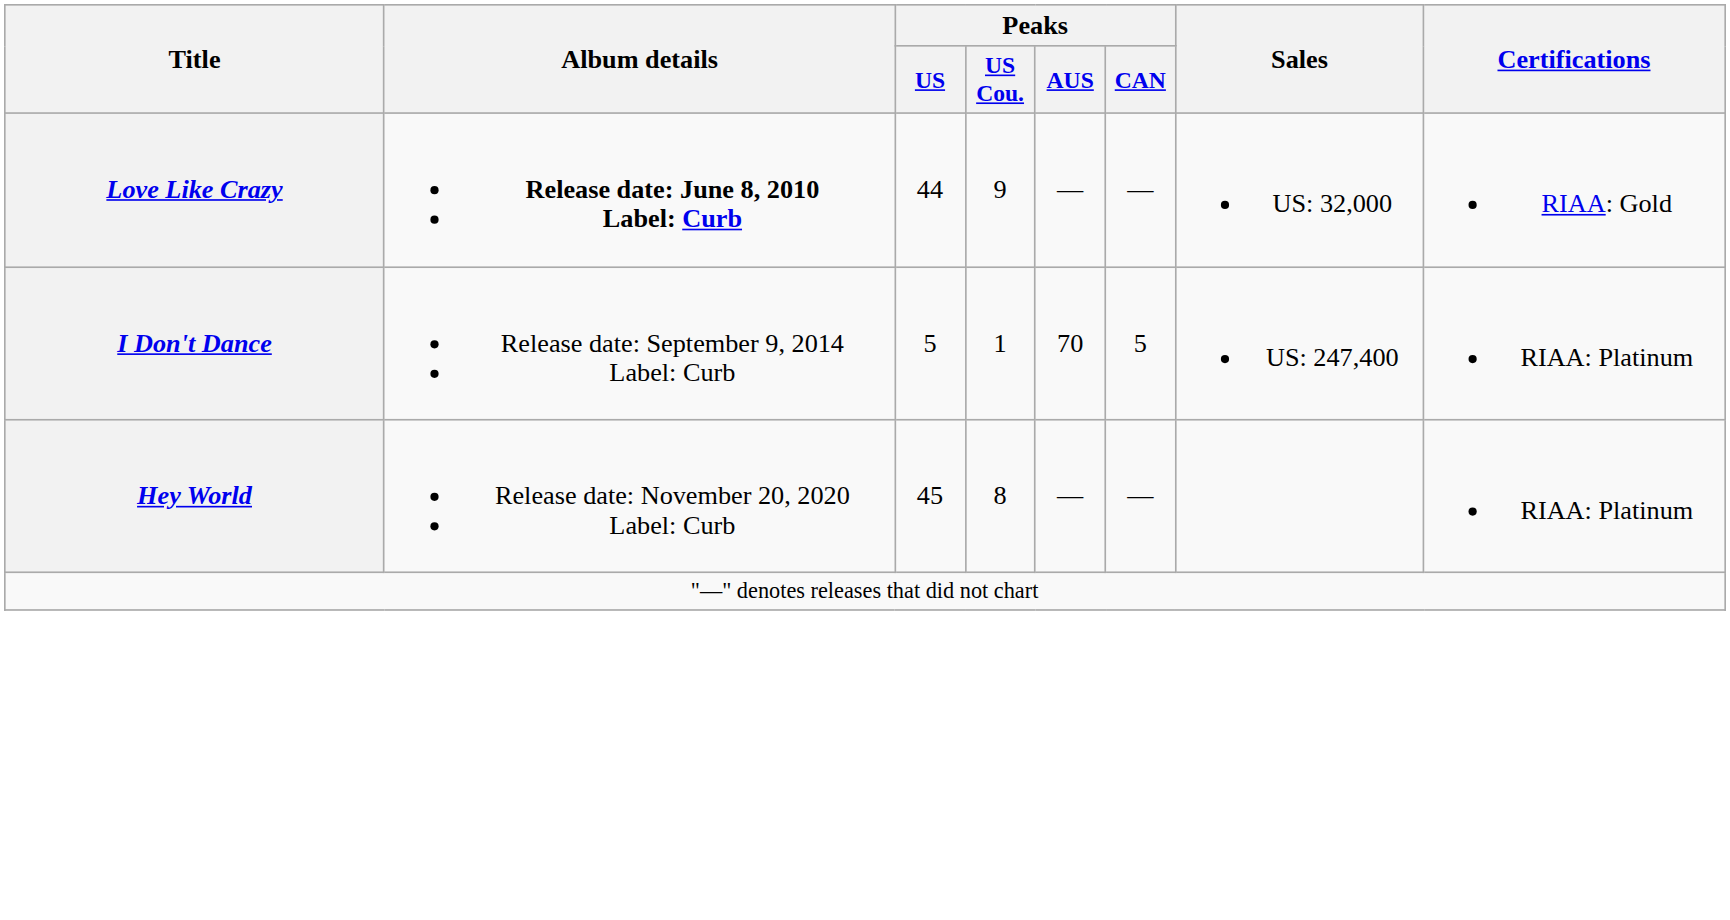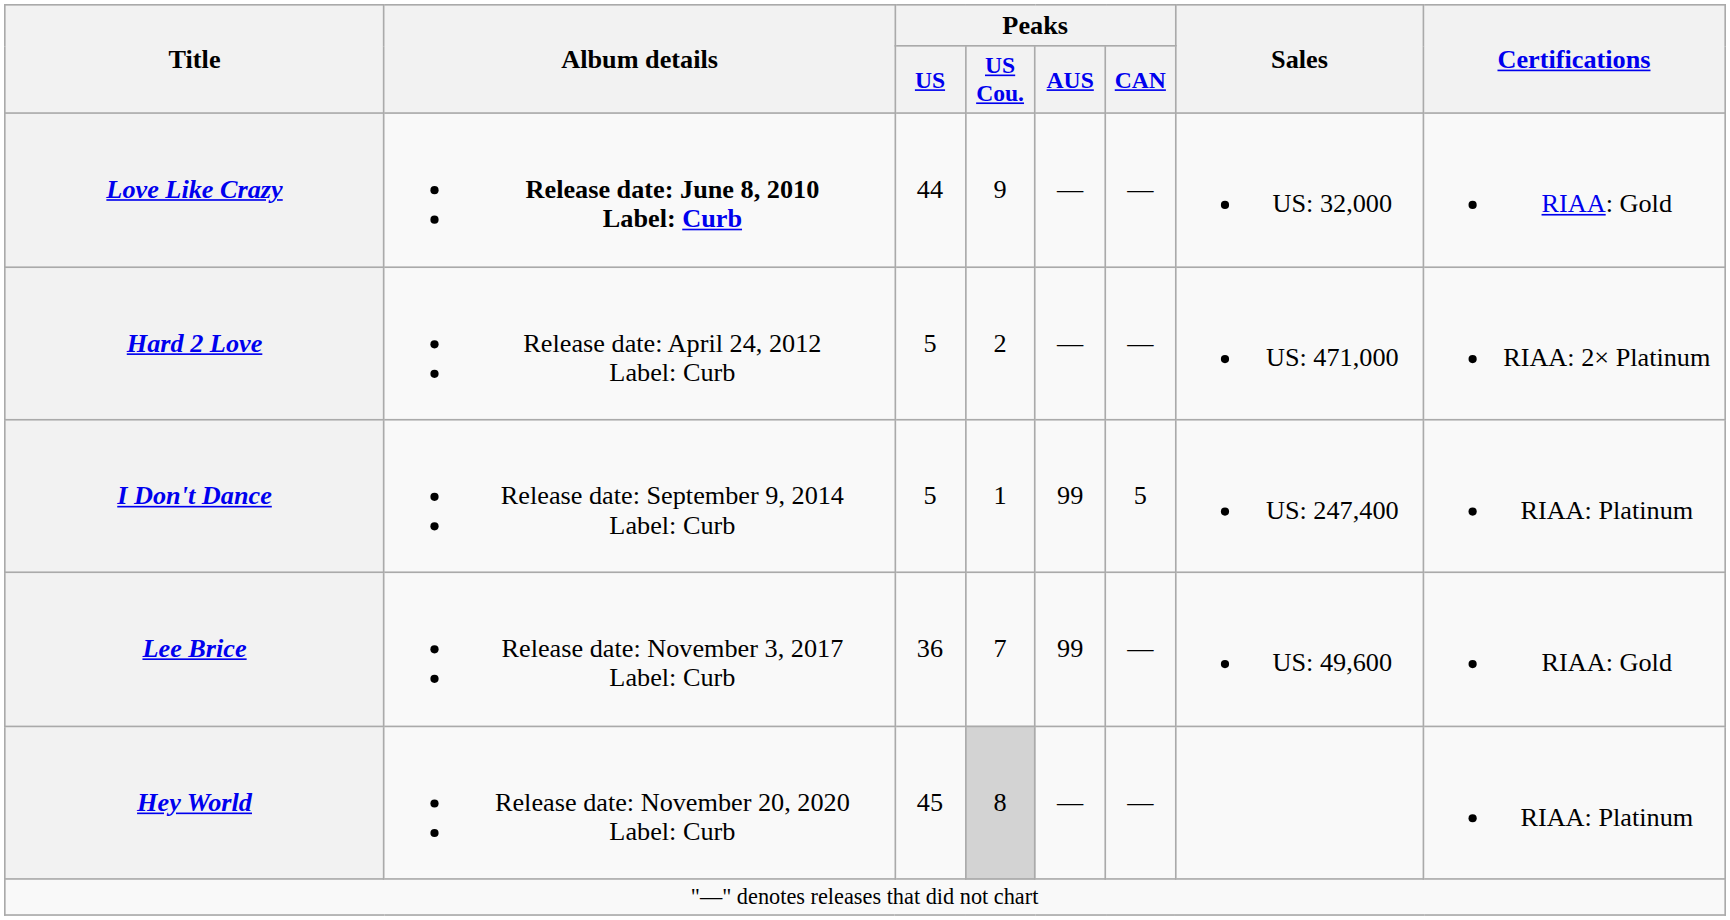+ row: (195, 342)
(1070, 342) 70 -> (1070, 495) 99
+ row: (195, 648)
(1000, 495) no background -> (1000, 802) lightgrey background
